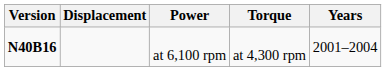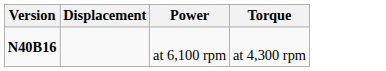- column: (345, 15)
